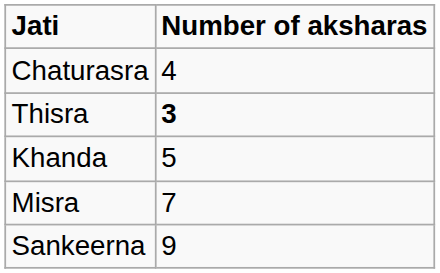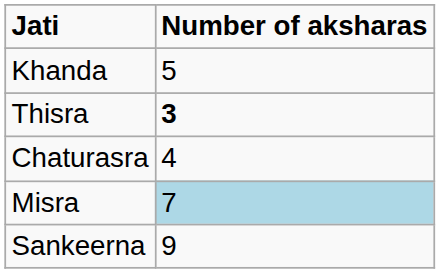rows swapped: (80, 70) <-> (59, 158)
(169, 202) no background -> (169, 202) lightblue background
